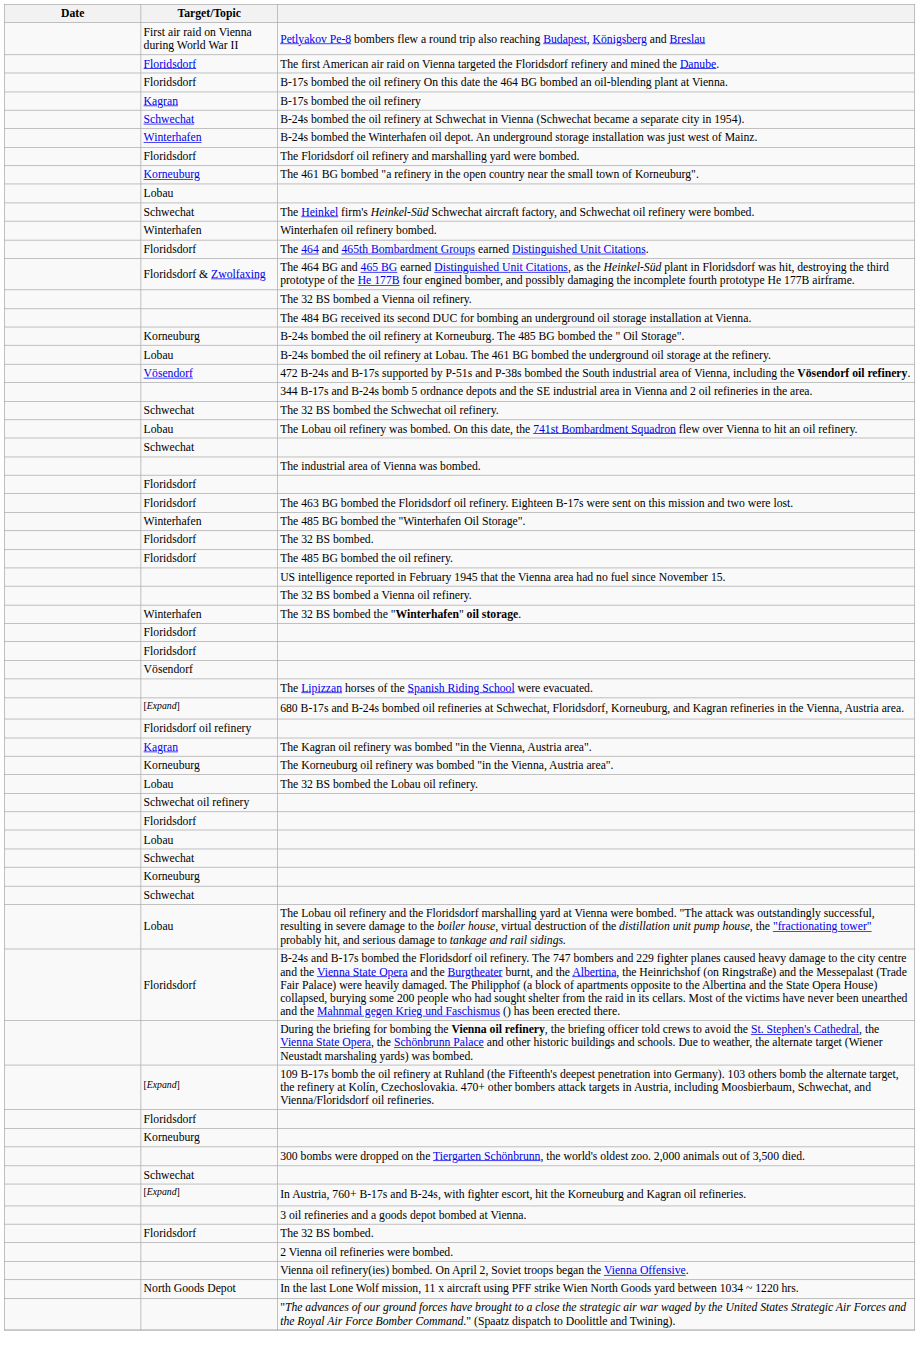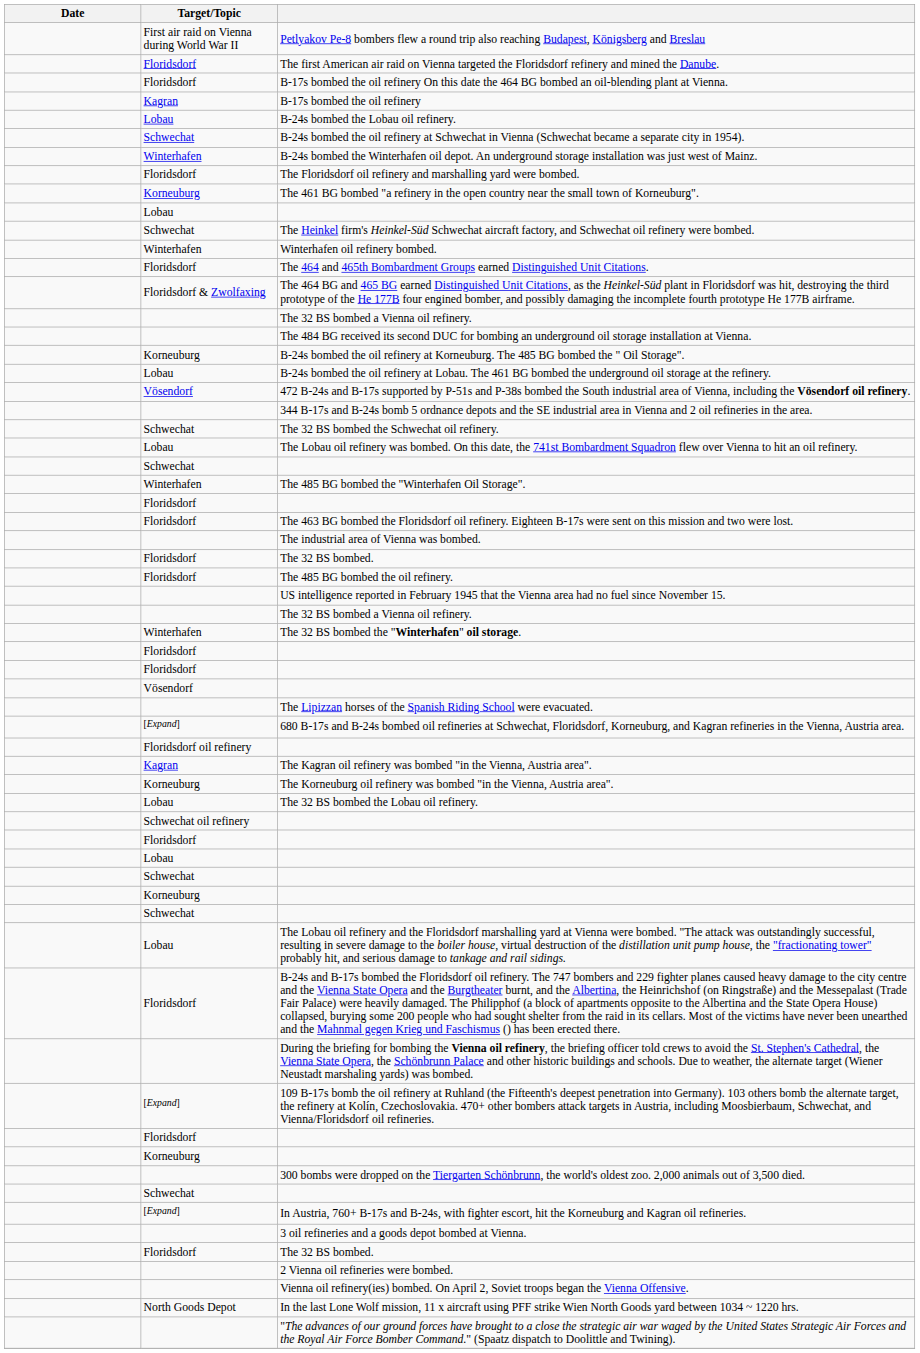+ row: (159, 119)
rows swapped: (173, 521) <-> (209, 466)
